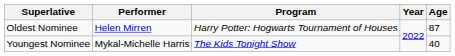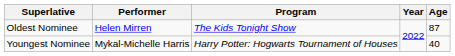(296, 28) Harry Potter: Hogwarts Tournament of Houses -> (245, 28) The Kids Tonight Show
(245, 43) The Kids Tonight Show -> (296, 43) Harry Potter: Hogwarts Tournament of Houses
